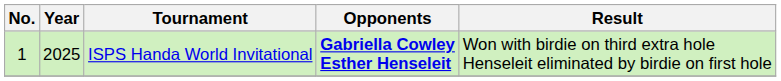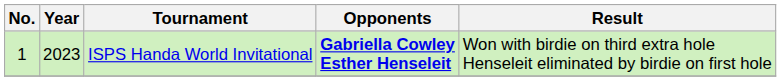(62, 54) 2025 -> (62, 54) 2023
